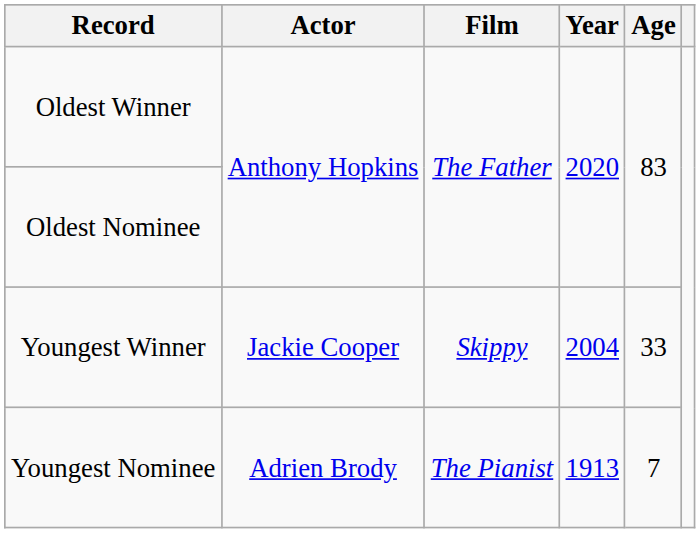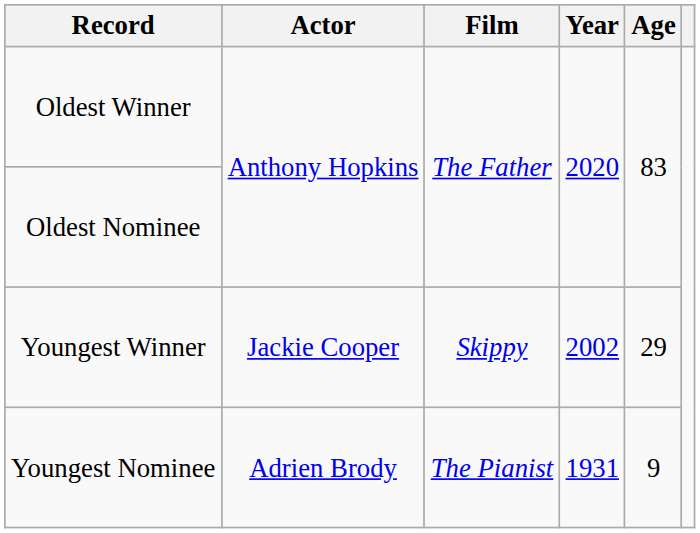(592, 347) 2004 -> (592, 347) 2002
(654, 347) 33 -> (654, 347) 29
(592, 467) 1913 -> (592, 467) 1931
(654, 467) 7 -> (654, 467) 9
